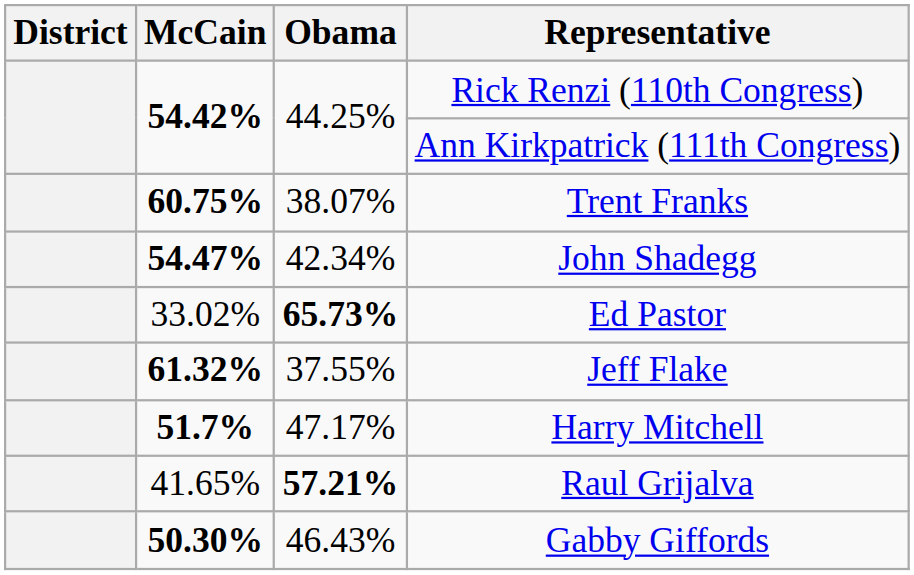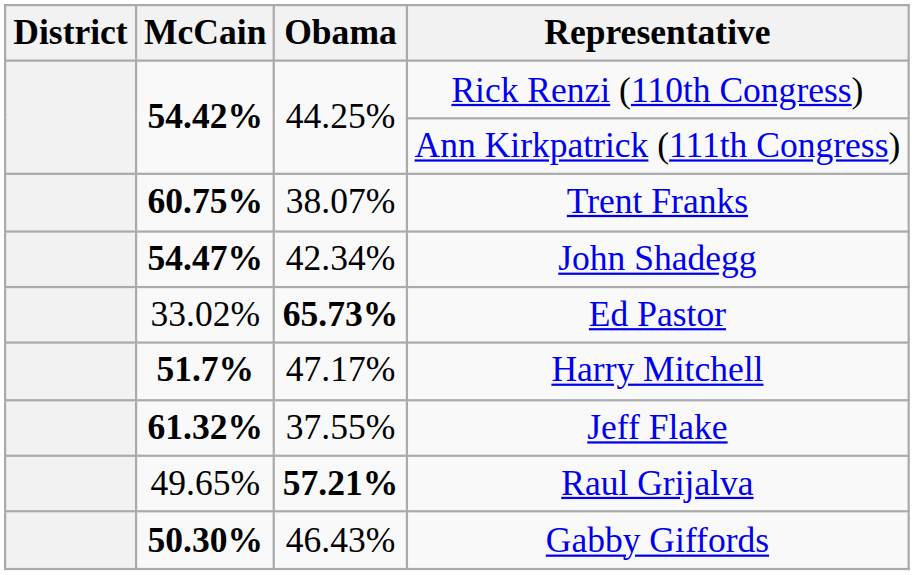rows swapped: (657, 426) <-> (657, 370)
(205, 483) 41.65% -> (205, 483) 49.65%
